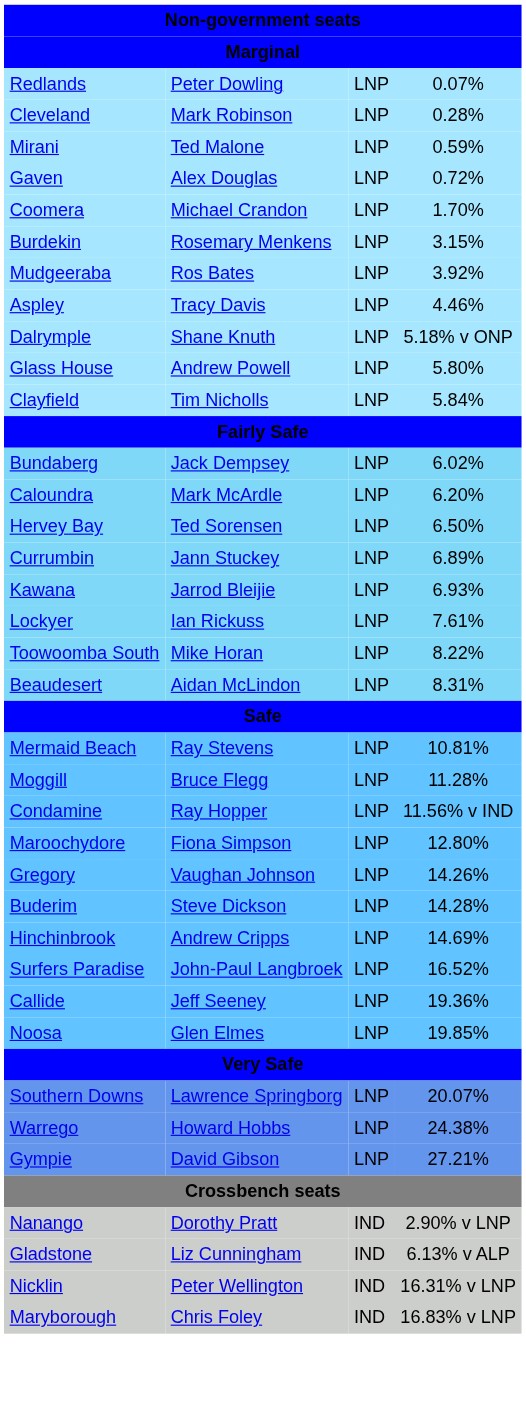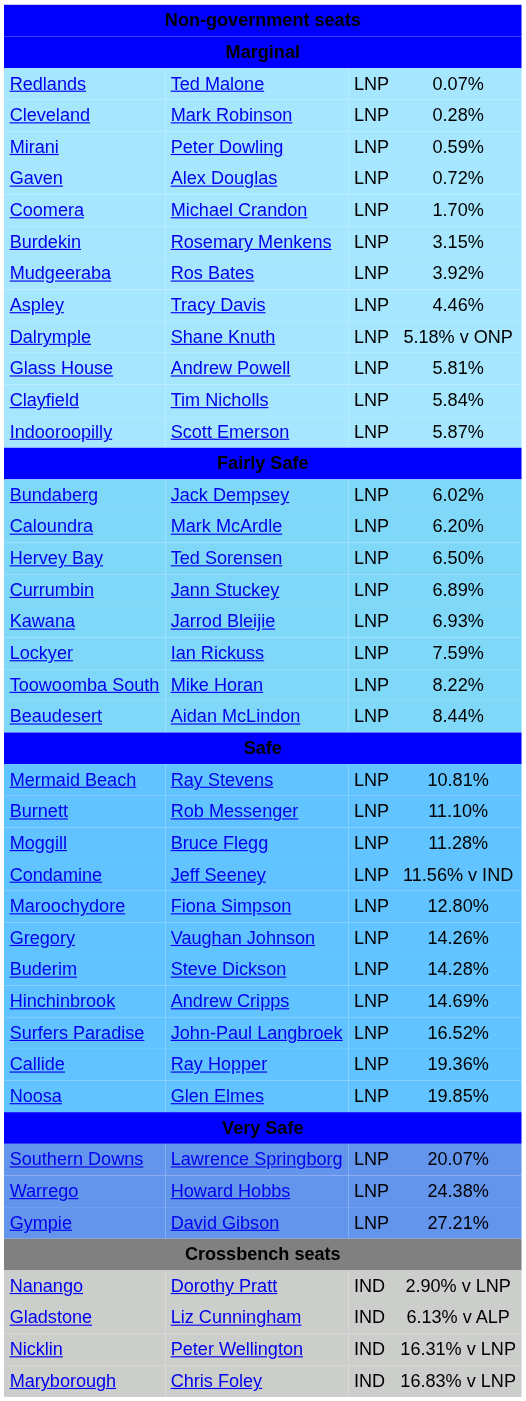(227, 84) Peter Dowling -> (217, 84) Ted Malone
(217, 147) Ted Malone -> (227, 147) Peter Dowling
(458, 369) 5.80% -> (458, 369) 5.81%
+ row: (61, 432)
(458, 622) 7.61% -> (458, 653) 7.59%
(458, 685) 8.31% -> (458, 717) 8.44%
+ row: (39, 811)
(219, 811) Ray Hopper -> (218, 875) Jeff Seeney
(218, 1001) Jeff Seeney -> (219, 1065) Ray Hopper
